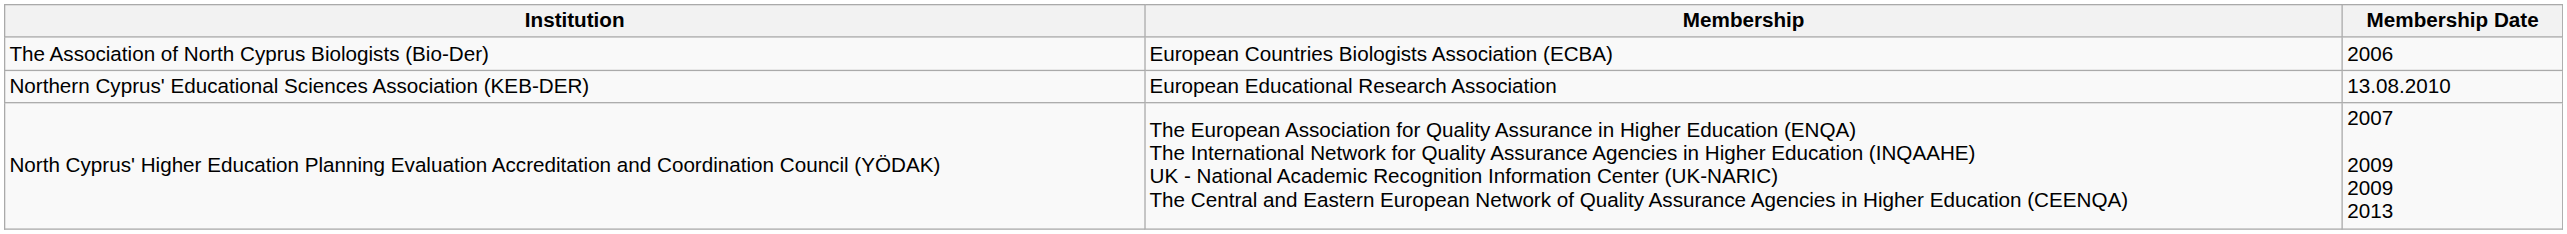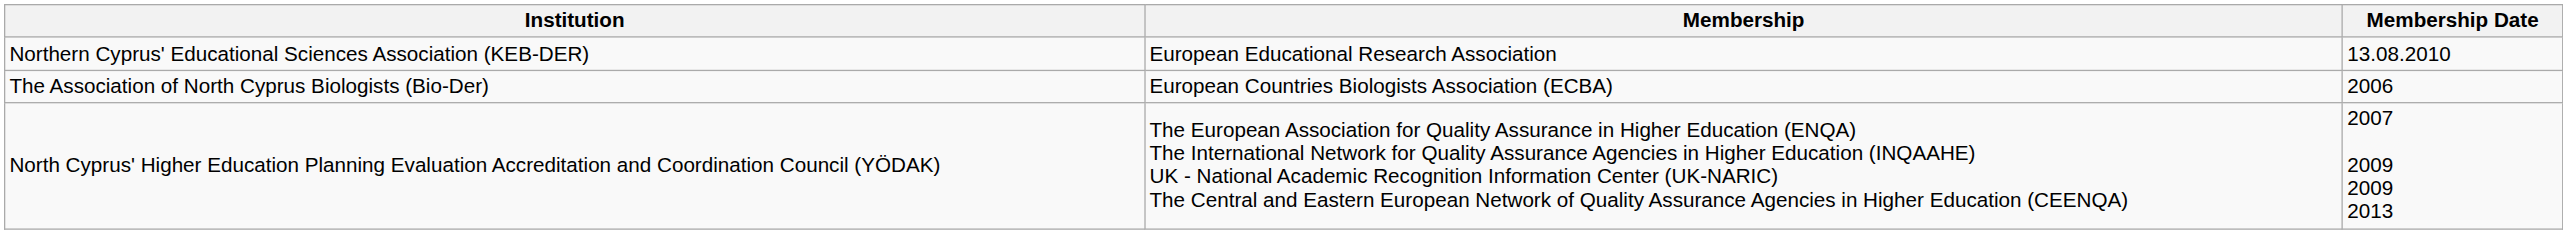rows swapped: (249, 53) <-> (299, 86)
